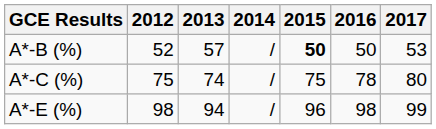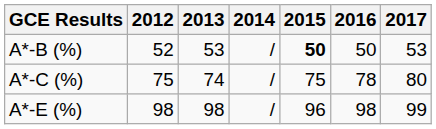(214, 50) 57 -> (214, 50) 53
(214, 109) 94 -> (214, 109) 98
